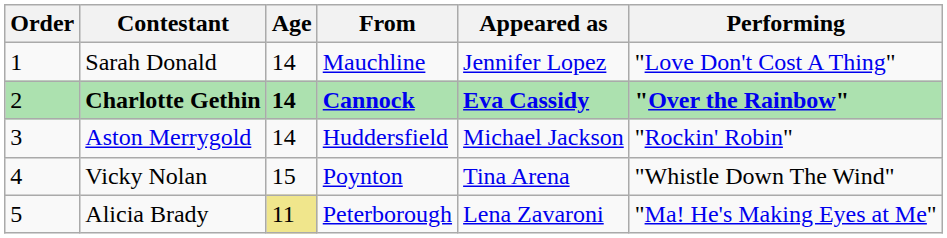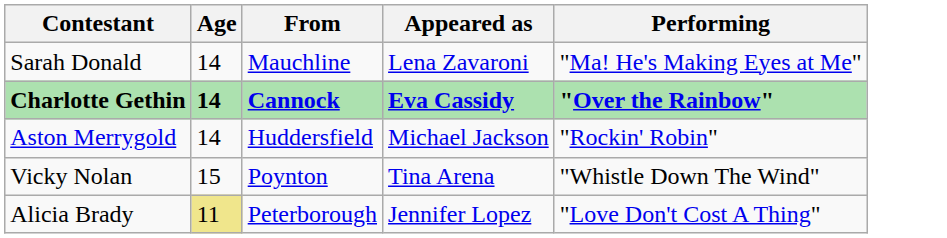- column: (42, 23)
(535, 61) Jennifer Lopez -> (458, 61) Lena Zavaroni
(765, 61) "Love Don't Cost A Thing" -> (711, 61) "Ma! He's Making Eyes at Me"
(533, 213) Lena Zavaroni -> (460, 213) Jennifer Lopez
(786, 213) "Ma! He's Making Eyes at Me" -> (690, 213) "Love Don't Cost A Thing"
